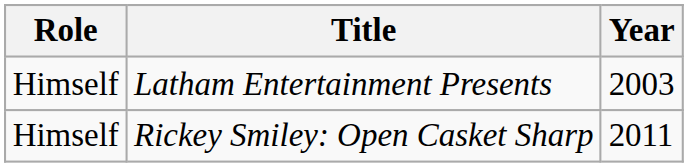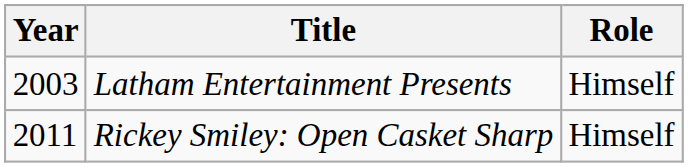columns swapped: (642, 30) <-> (66, 30)
